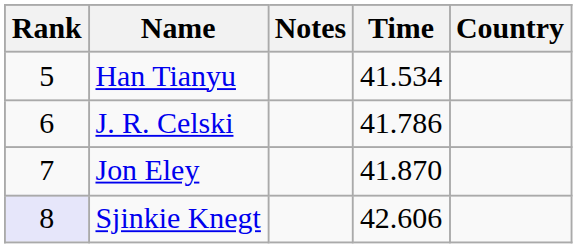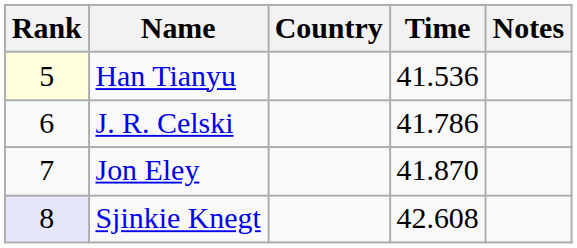columns swapped: (510, 28) <-> (310, 28)
(47, 75) no background -> (47, 75) lightyellow background
(401, 75) 41.534 -> (438, 75) 41.536
(401, 218) 42.606 -> (438, 218) 42.608
